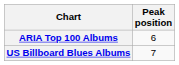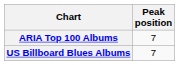(154, 38) 6 -> (154, 38) 7
